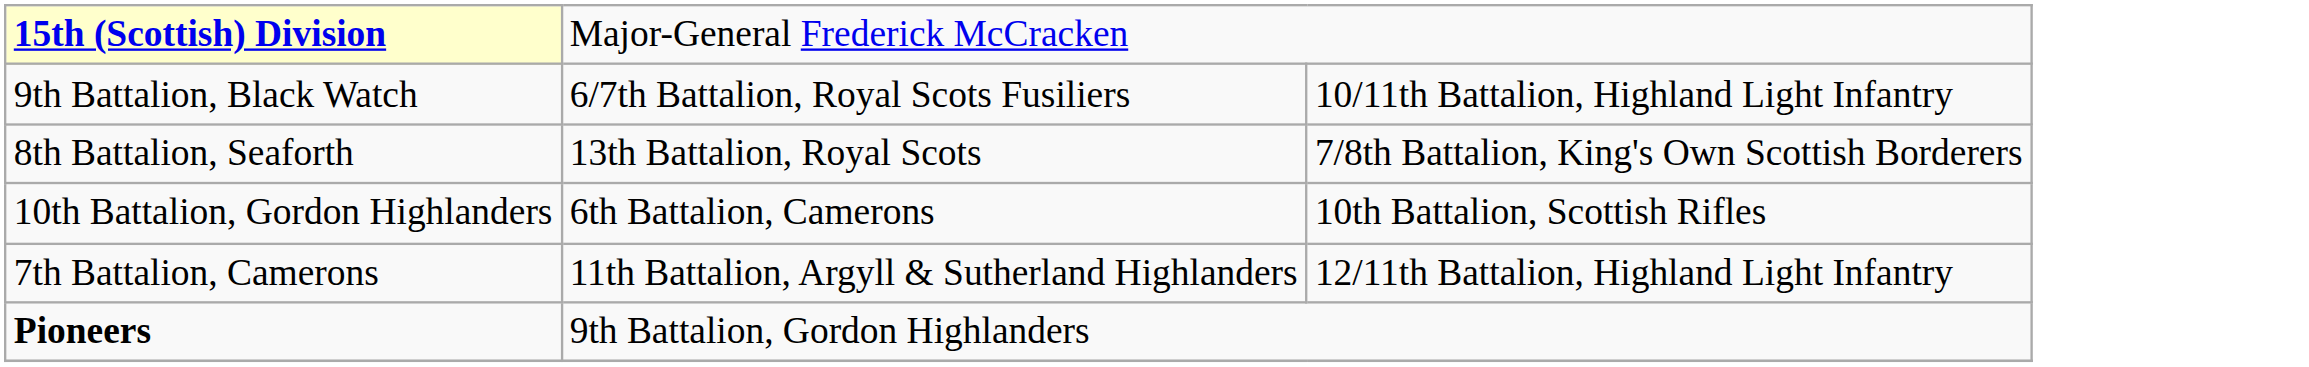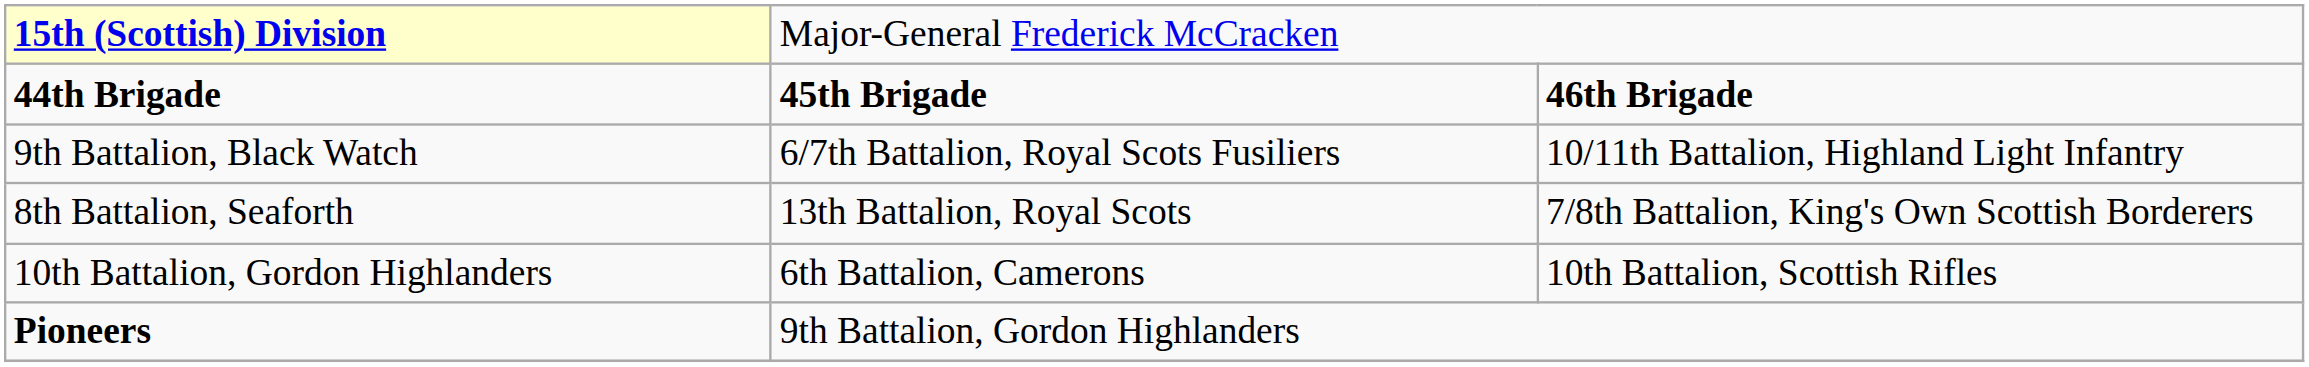+ row: (117, 93)
- row: (196, 271)
